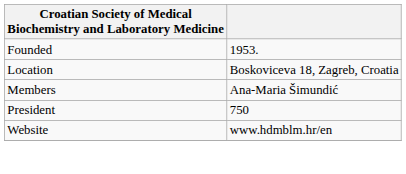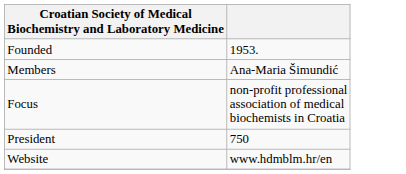- row: (30, 69)
+ row: (23, 104)
